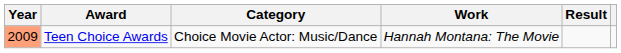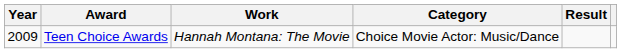columns swapped: (276, 15) <-> (471, 15)
(23, 36) lightsalmon background -> (23, 36) no background
